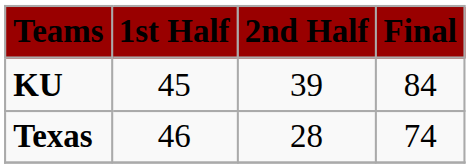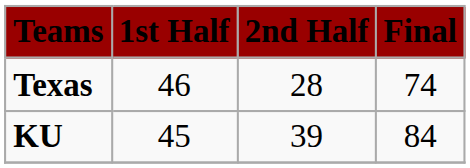rows swapped: (38, 83) <-> (53, 136)
